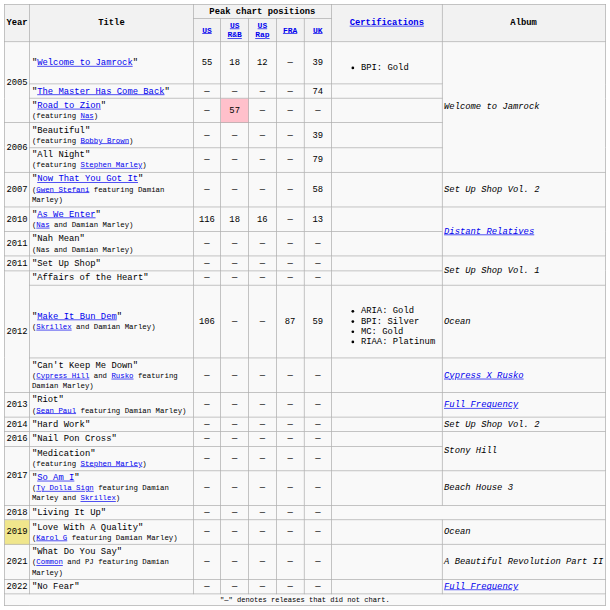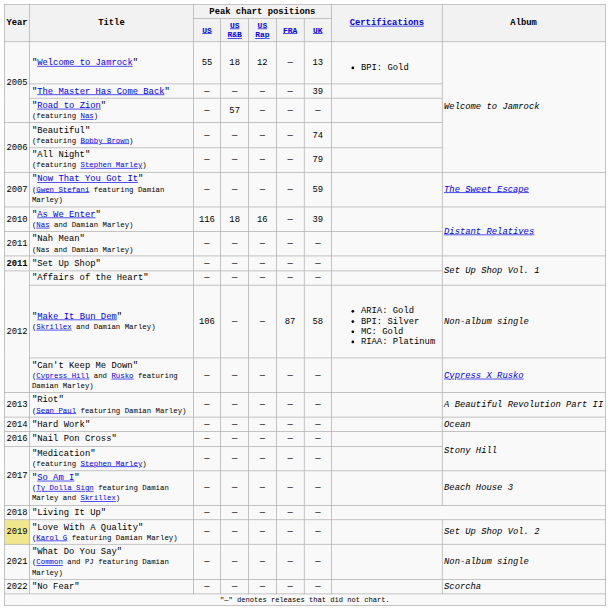(318, 63) 39 -> (318, 63) 13
(318, 91) 74 -> (318, 91) 39
(235, 111) pink background -> (235, 111) no background
(318, 135) 39 -> (318, 135) 74
(318, 190) 58 -> (318, 190) 59
(492, 190) Set Up Shop Vol. 2 -> (486, 190) The Sweet Escape
(318, 219) 13 -> (318, 219) 39
(17, 263) normal -> (17, 263) bold
(318, 321) 59 -> (318, 321) 58
(457, 321) Ocean -> (486, 321) Non-album single
(481, 405) Full Frequency -> (524, 405) A Beautiful Revolution Part II
(492, 424) Set Up Shop Vol. 2 -> (457, 424) Ocean
(457, 532) Ocean -> (492, 532) Set Up Shop Vol. 2
(524, 562) A Beautiful Revolution Part II -> (486, 562) Non-album single
(481, 587) Full Frequency -> (463, 587) Scorcha
